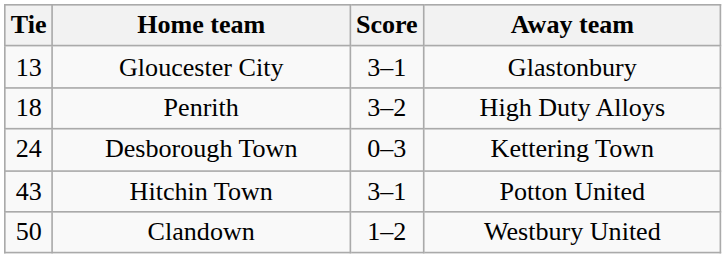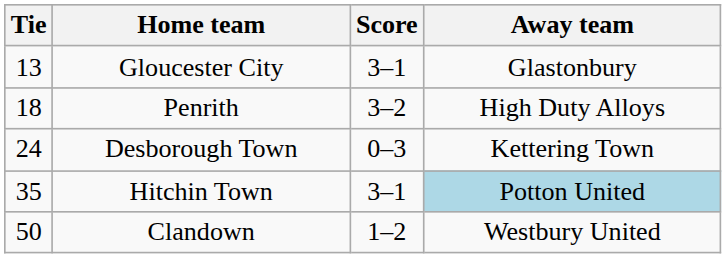(29, 190) 43 -> (29, 190) 35
(572, 190) no background -> (572, 190) lightblue background
